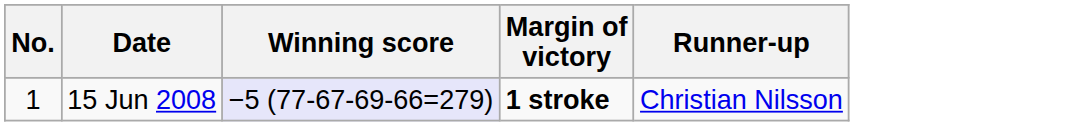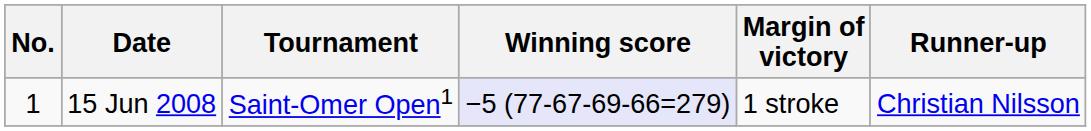+ column: (341, 42)
(558, 100) bold -> (791, 102) normal
